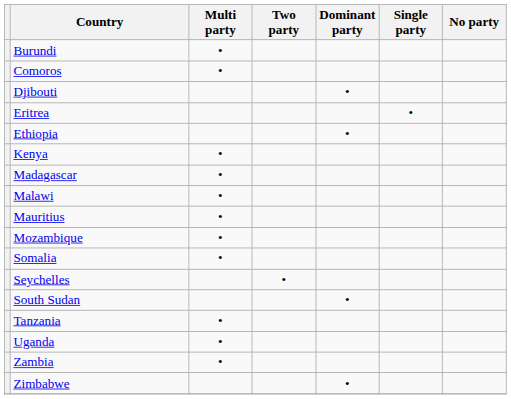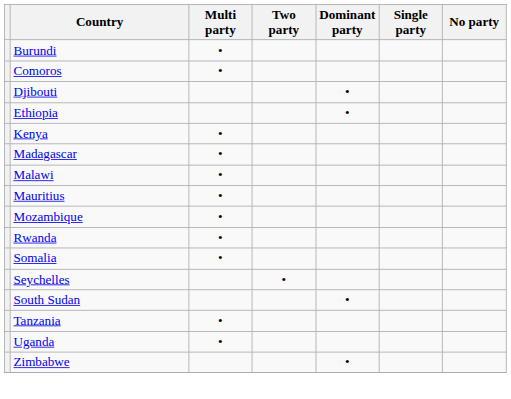- row: (31, 112)
+ row: (35, 237)
- row: (34, 362)
